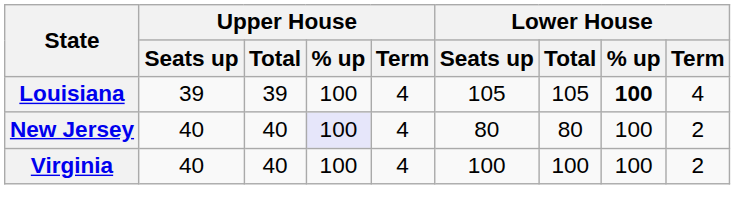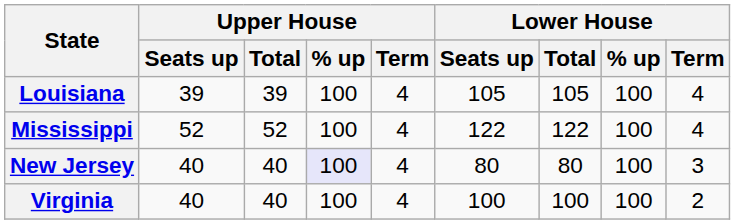(634, 93) bold -> (634, 93) normal
+ row: (72, 129)
(698, 129) 2 -> (698, 165) 3
